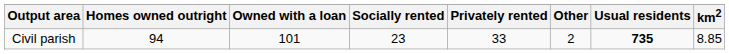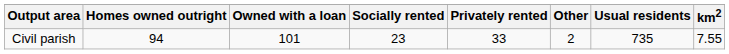(642, 38) bold -> (642, 38) normal
(709, 38) 8.85 -> (709, 38) 7.55
